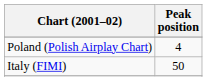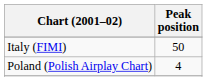rows swapped: (37, 66) <-> (80, 47)
